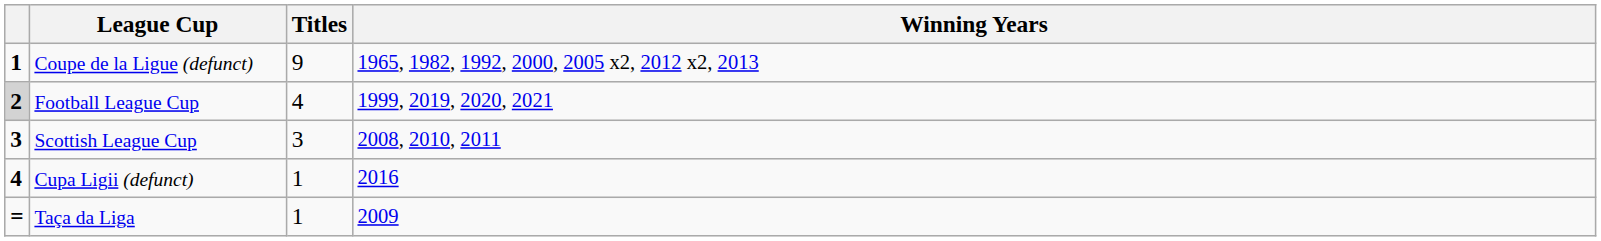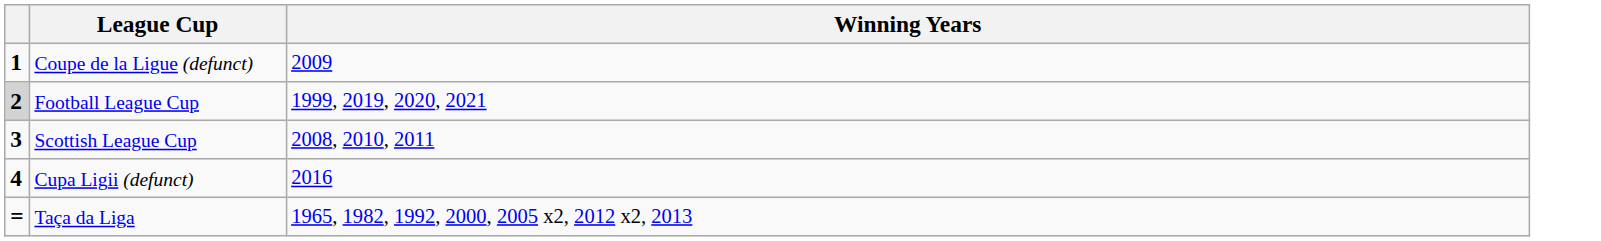- column: (319, 23)
(558, 62) 1965, 1982, 1992, 2000, 2005 x2, 2012 x2, 2013 -> (312, 62) 2009
(378, 216) 2009 -> (492, 216) 1965, 1982, 1992, 2000, 2005 x2, 2012 x2, 2013
